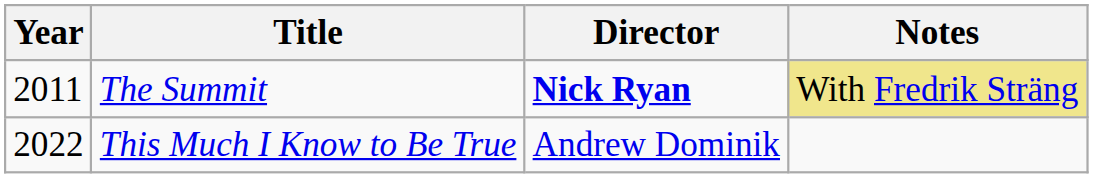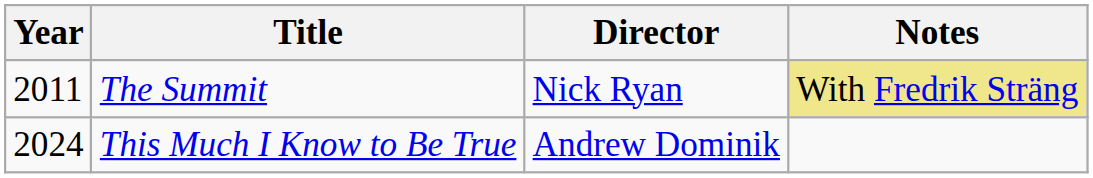(612, 88) bold -> (608, 88) normal
(48, 144) 2022 -> (48, 144) 2024
